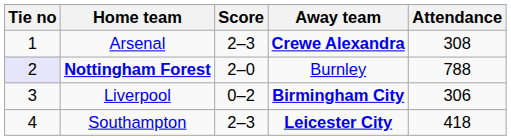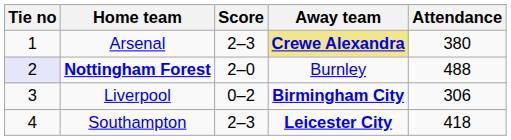(338, 43) no background -> (338, 43) khaki background
(457, 43) 308 -> (457, 43) 380
(457, 69) 788 -> (457, 69) 488
